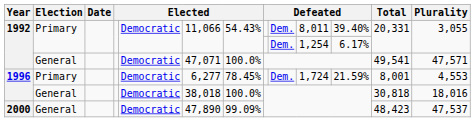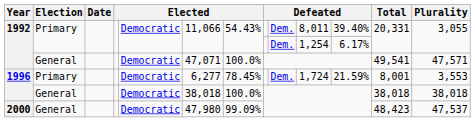(453, 77) 4,553 -> (453, 77) 3,553
(392, 93) 30,818 -> (392, 93) 38,018
(450, 93) 18,016 -> (450, 93) 38,018
(203, 109) 47,890 -> (203, 109) 47,980
